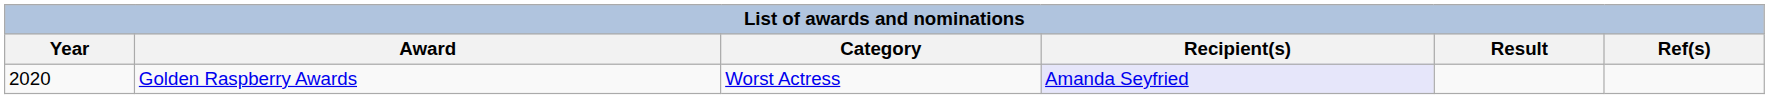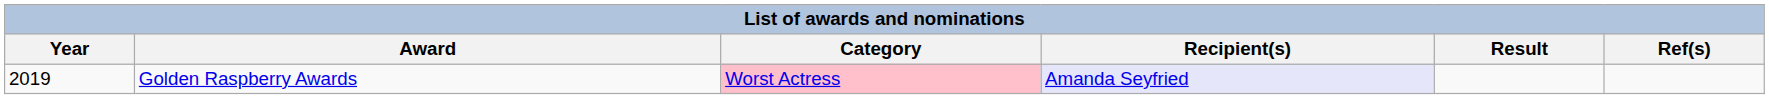(30, 78) 2020 -> (30, 78) 2019
(783, 78) no background -> (783, 78) pink background
